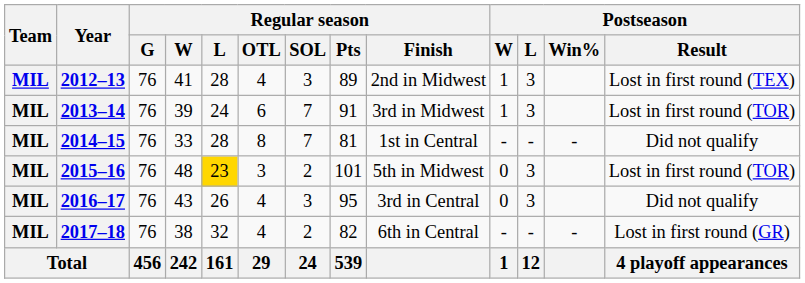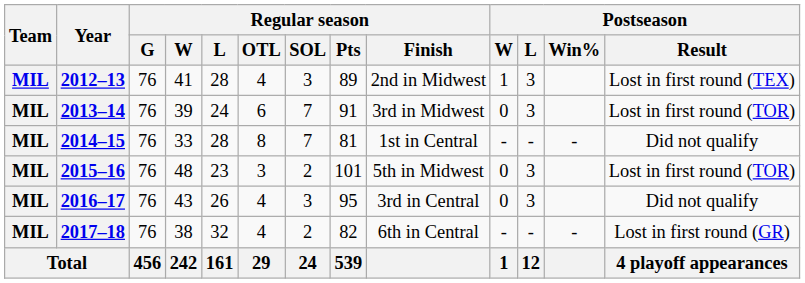(504, 110) 1 -> (504, 110) 0
(220, 171) gold background -> (220, 171) no background
